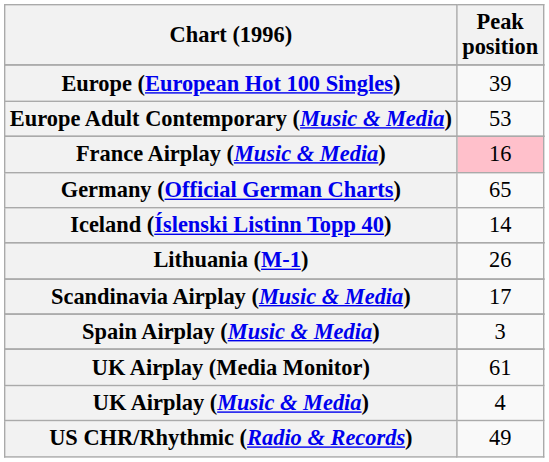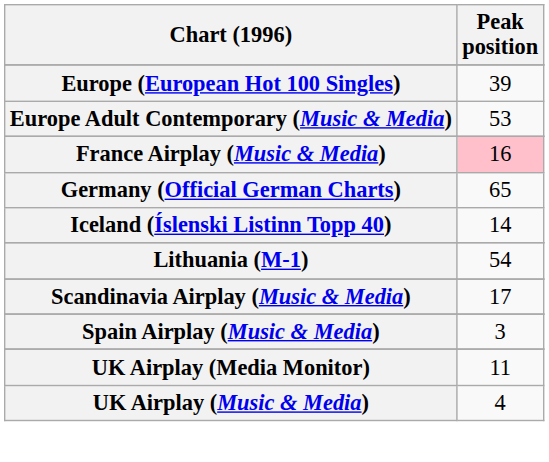(500, 260) 26 -> (500, 260) 54
(500, 367) 61 -> (500, 367) 11
- row: (231, 438)
